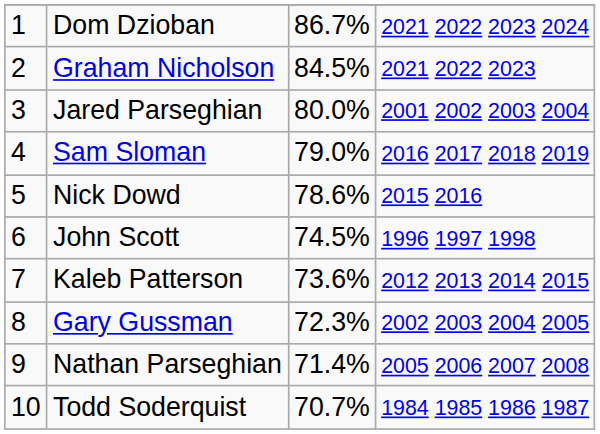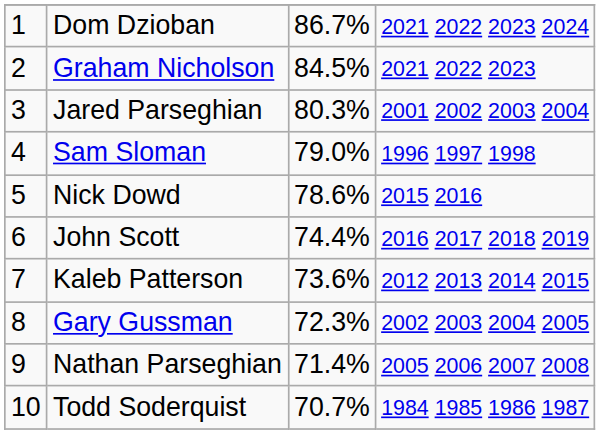(332, 110) 80.0% -> (332, 110) 80.3%
(485, 153) 2016 2017 2018 2019 -> (458, 153) 1996 1997 1998
(332, 237) 74.5% -> (332, 237) 74.4%
(458, 238) 1996 1997 1998 -> (485, 238) 2016 2017 2018 2019
